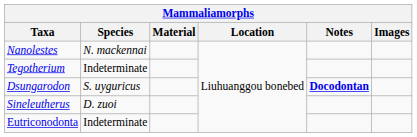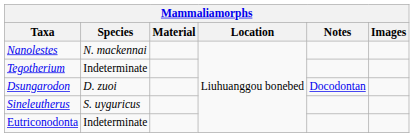(112, 86) S. uyguricus -> (100, 86) D. zuoi
(339, 86) bold -> (338, 86) normal
(100, 104) D. zuoi -> (112, 104) S. uyguricus
